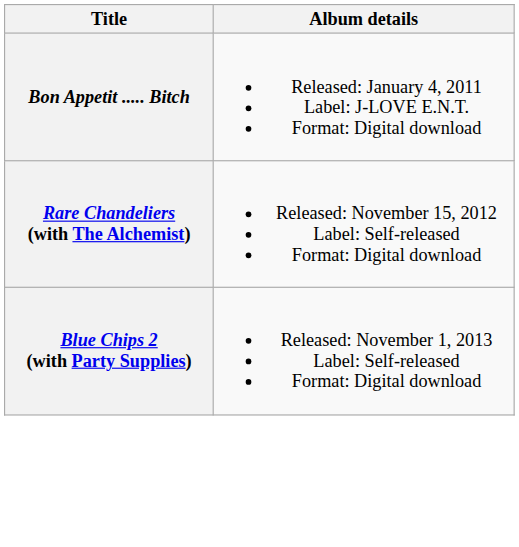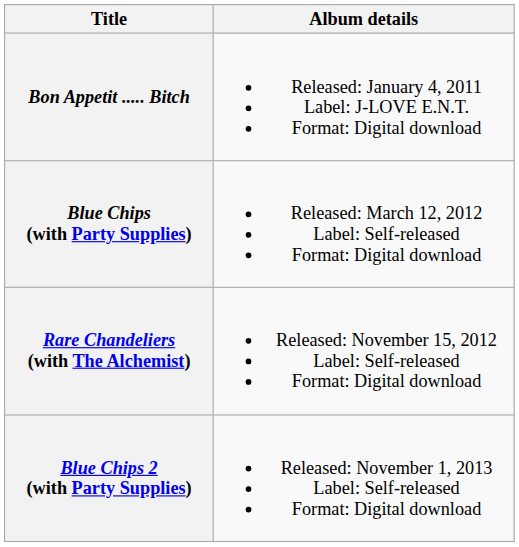+ row: (109, 223)
